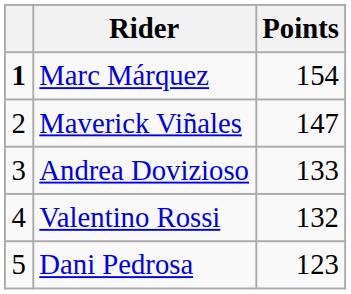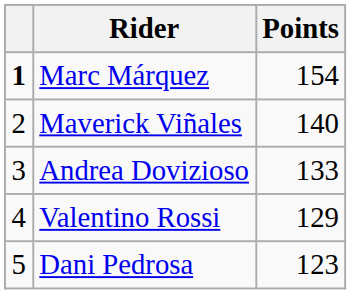(317, 123) 147 -> (317, 123) 140
(317, 217) 132 -> (317, 217) 129
